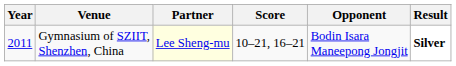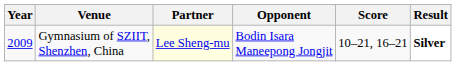columns swapped: (359, 15) <-> (270, 15)
(20, 43) 2011 -> (20, 43) 2009
